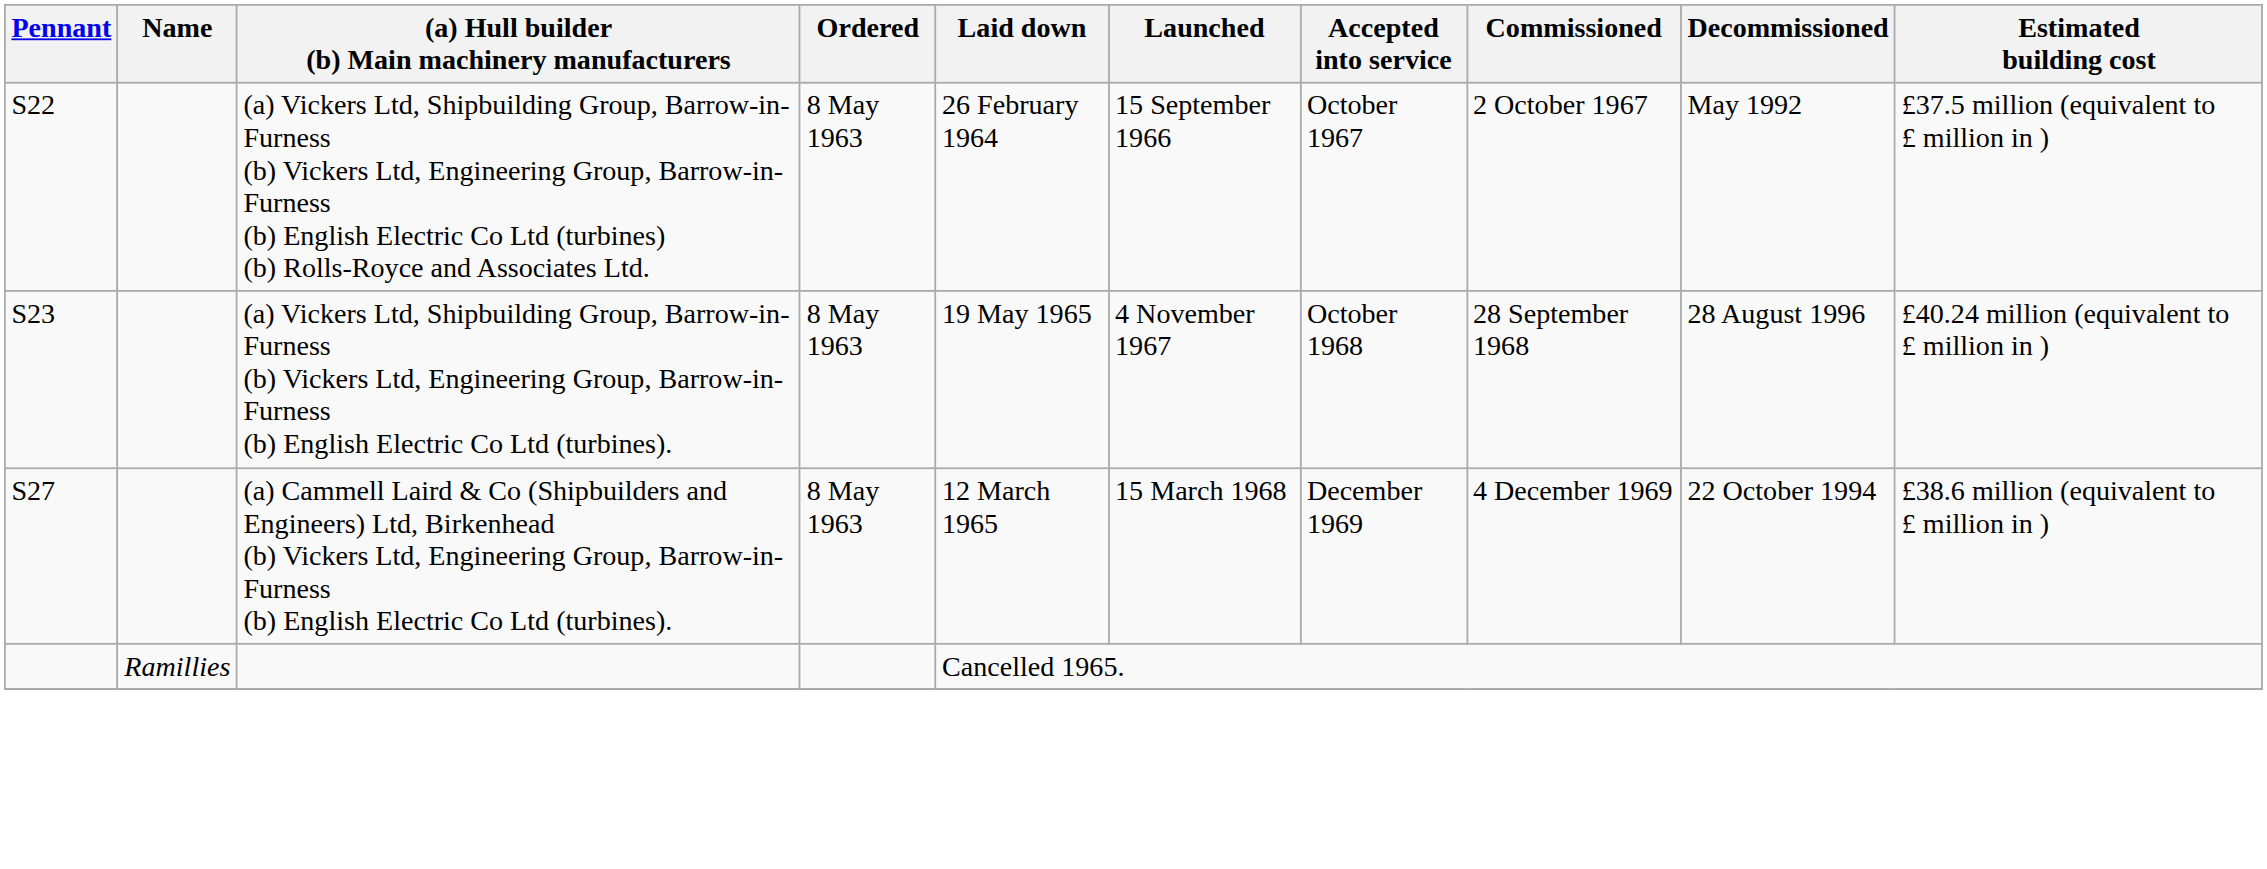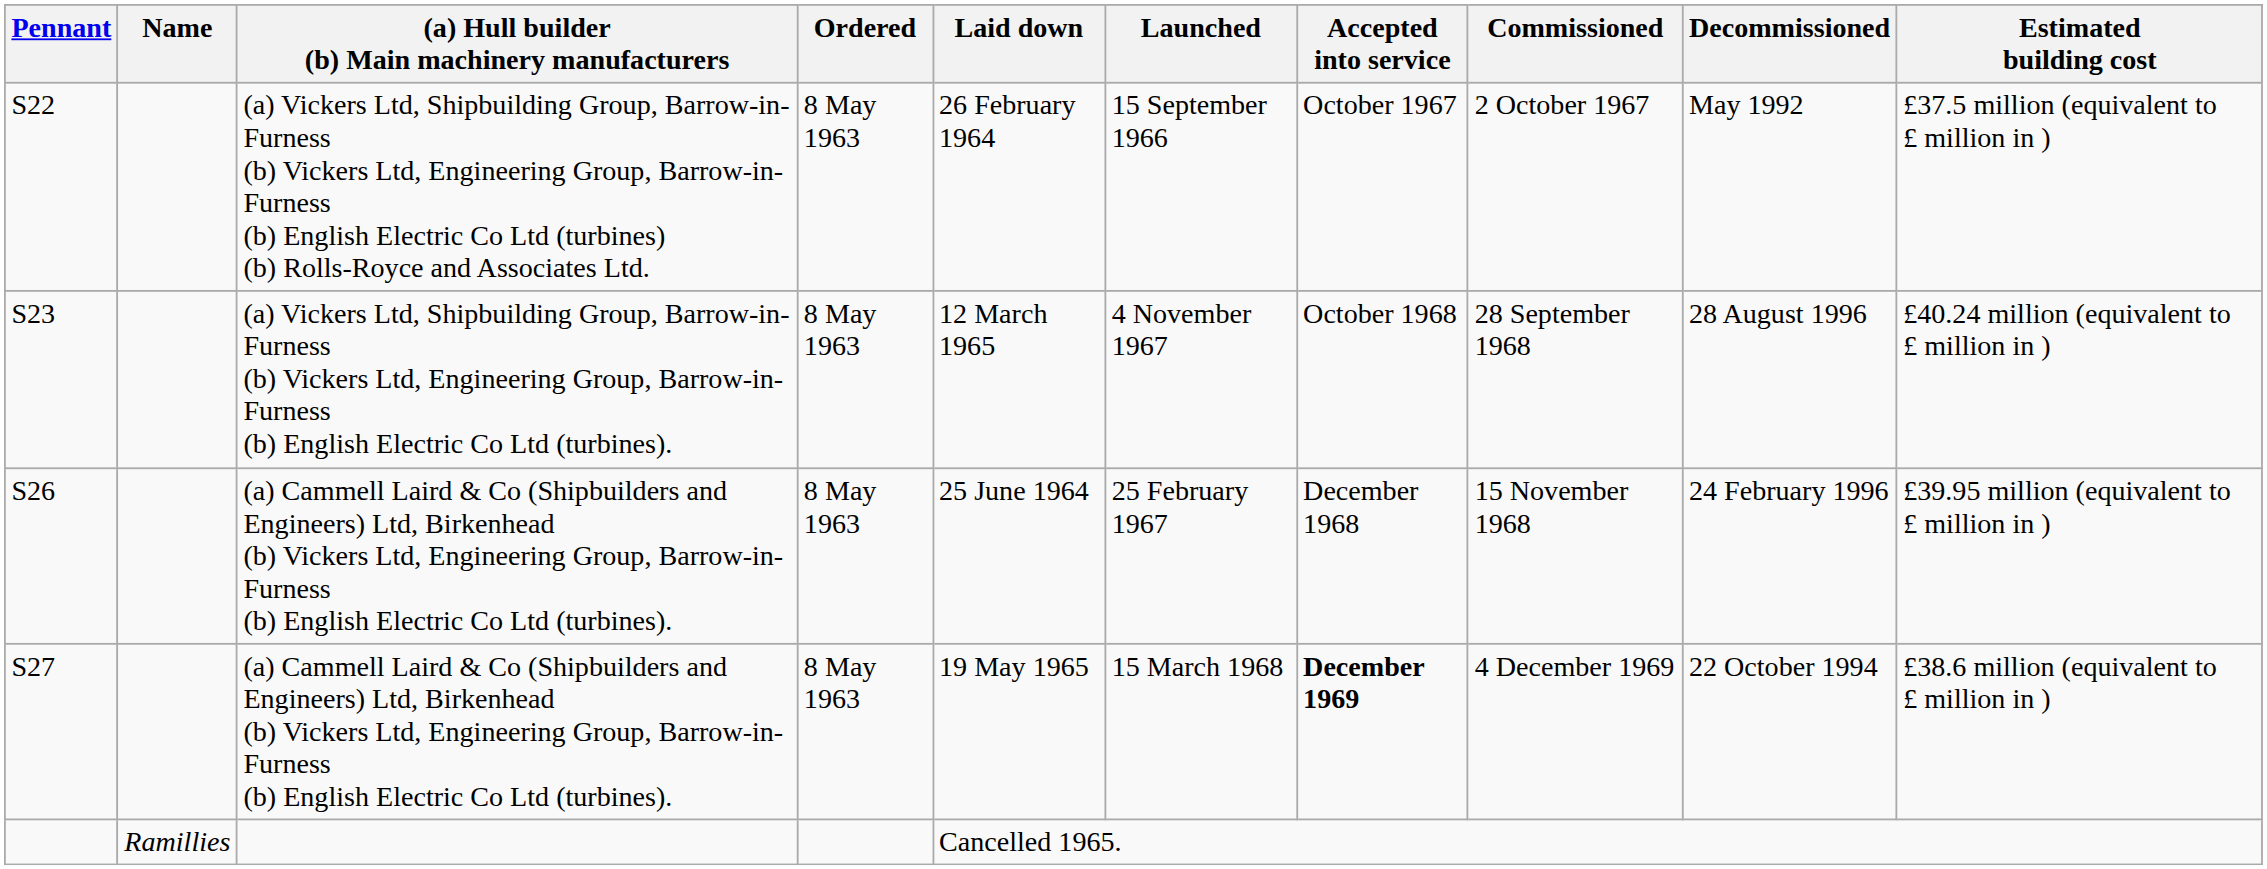(1017, 313) 19 May 1965 -> (993, 329) 12 March 1965
+ row: (33, 489)
(996, 505) 12 March 1965 -> (1014, 665) 19 May 1965
(1365, 505) normal -> (1364, 681) bold
